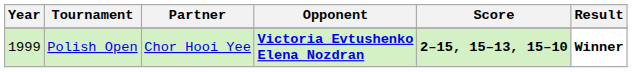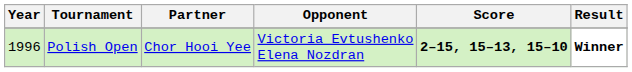(24, 47) 1999 -> (24, 47) 1996
(336, 47) bold -> (336, 47) normal
